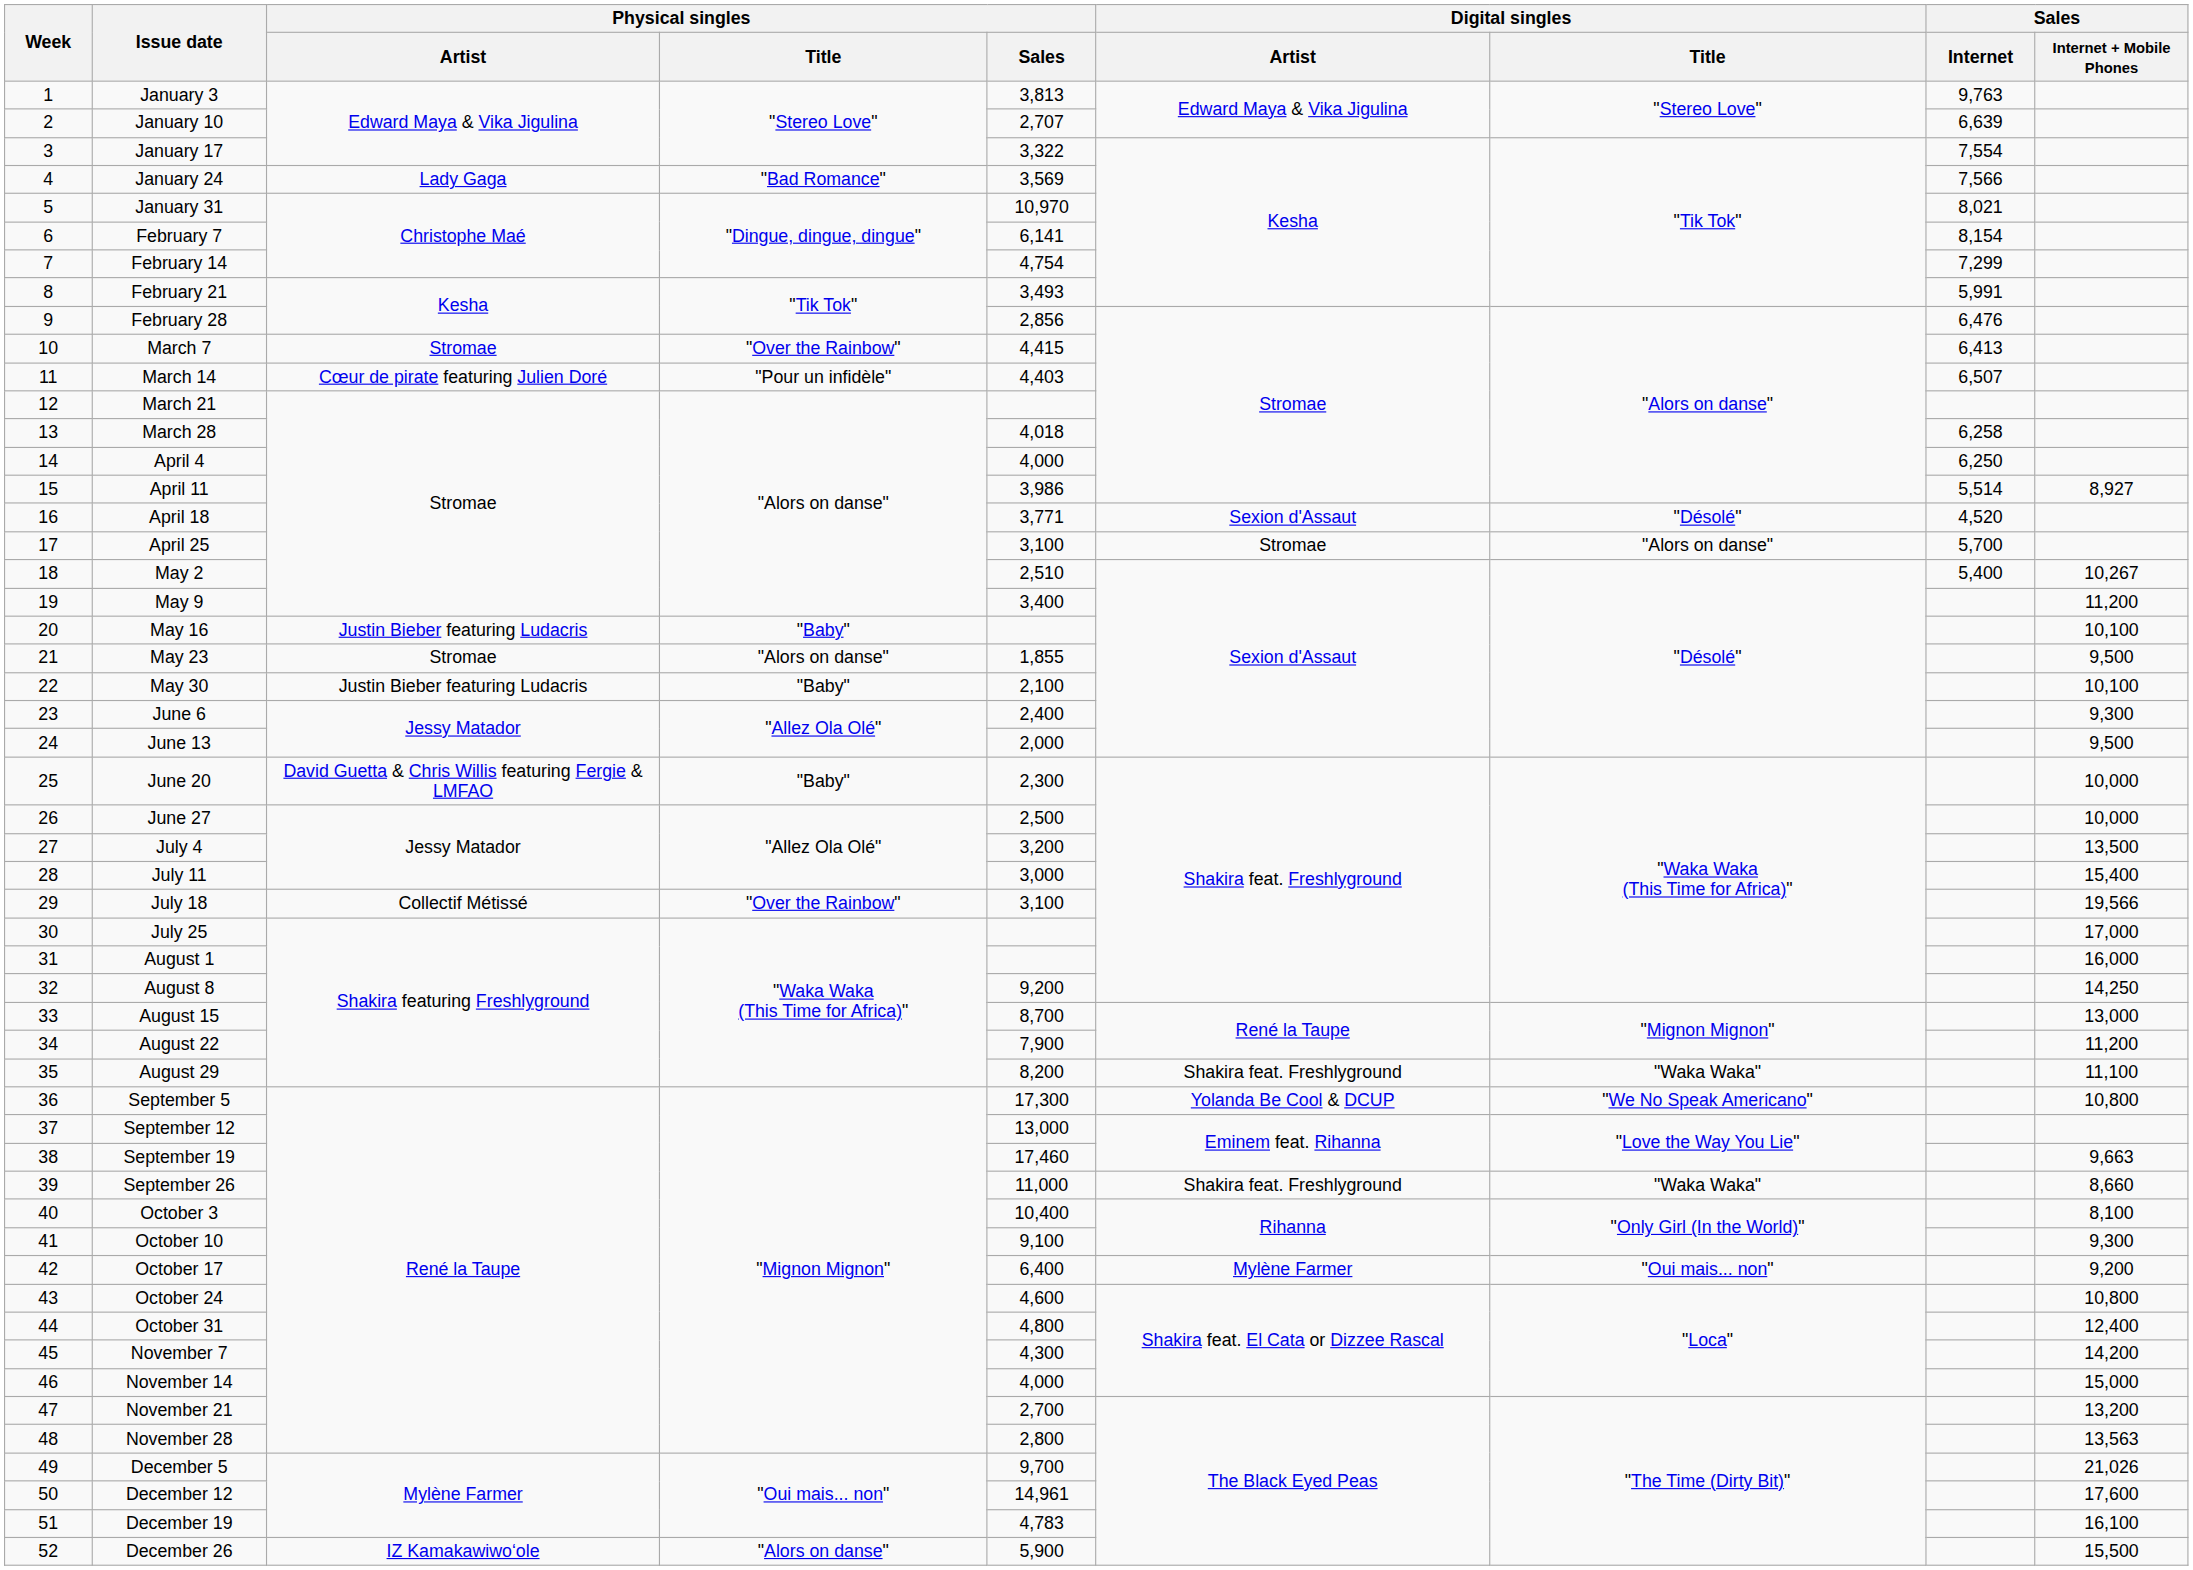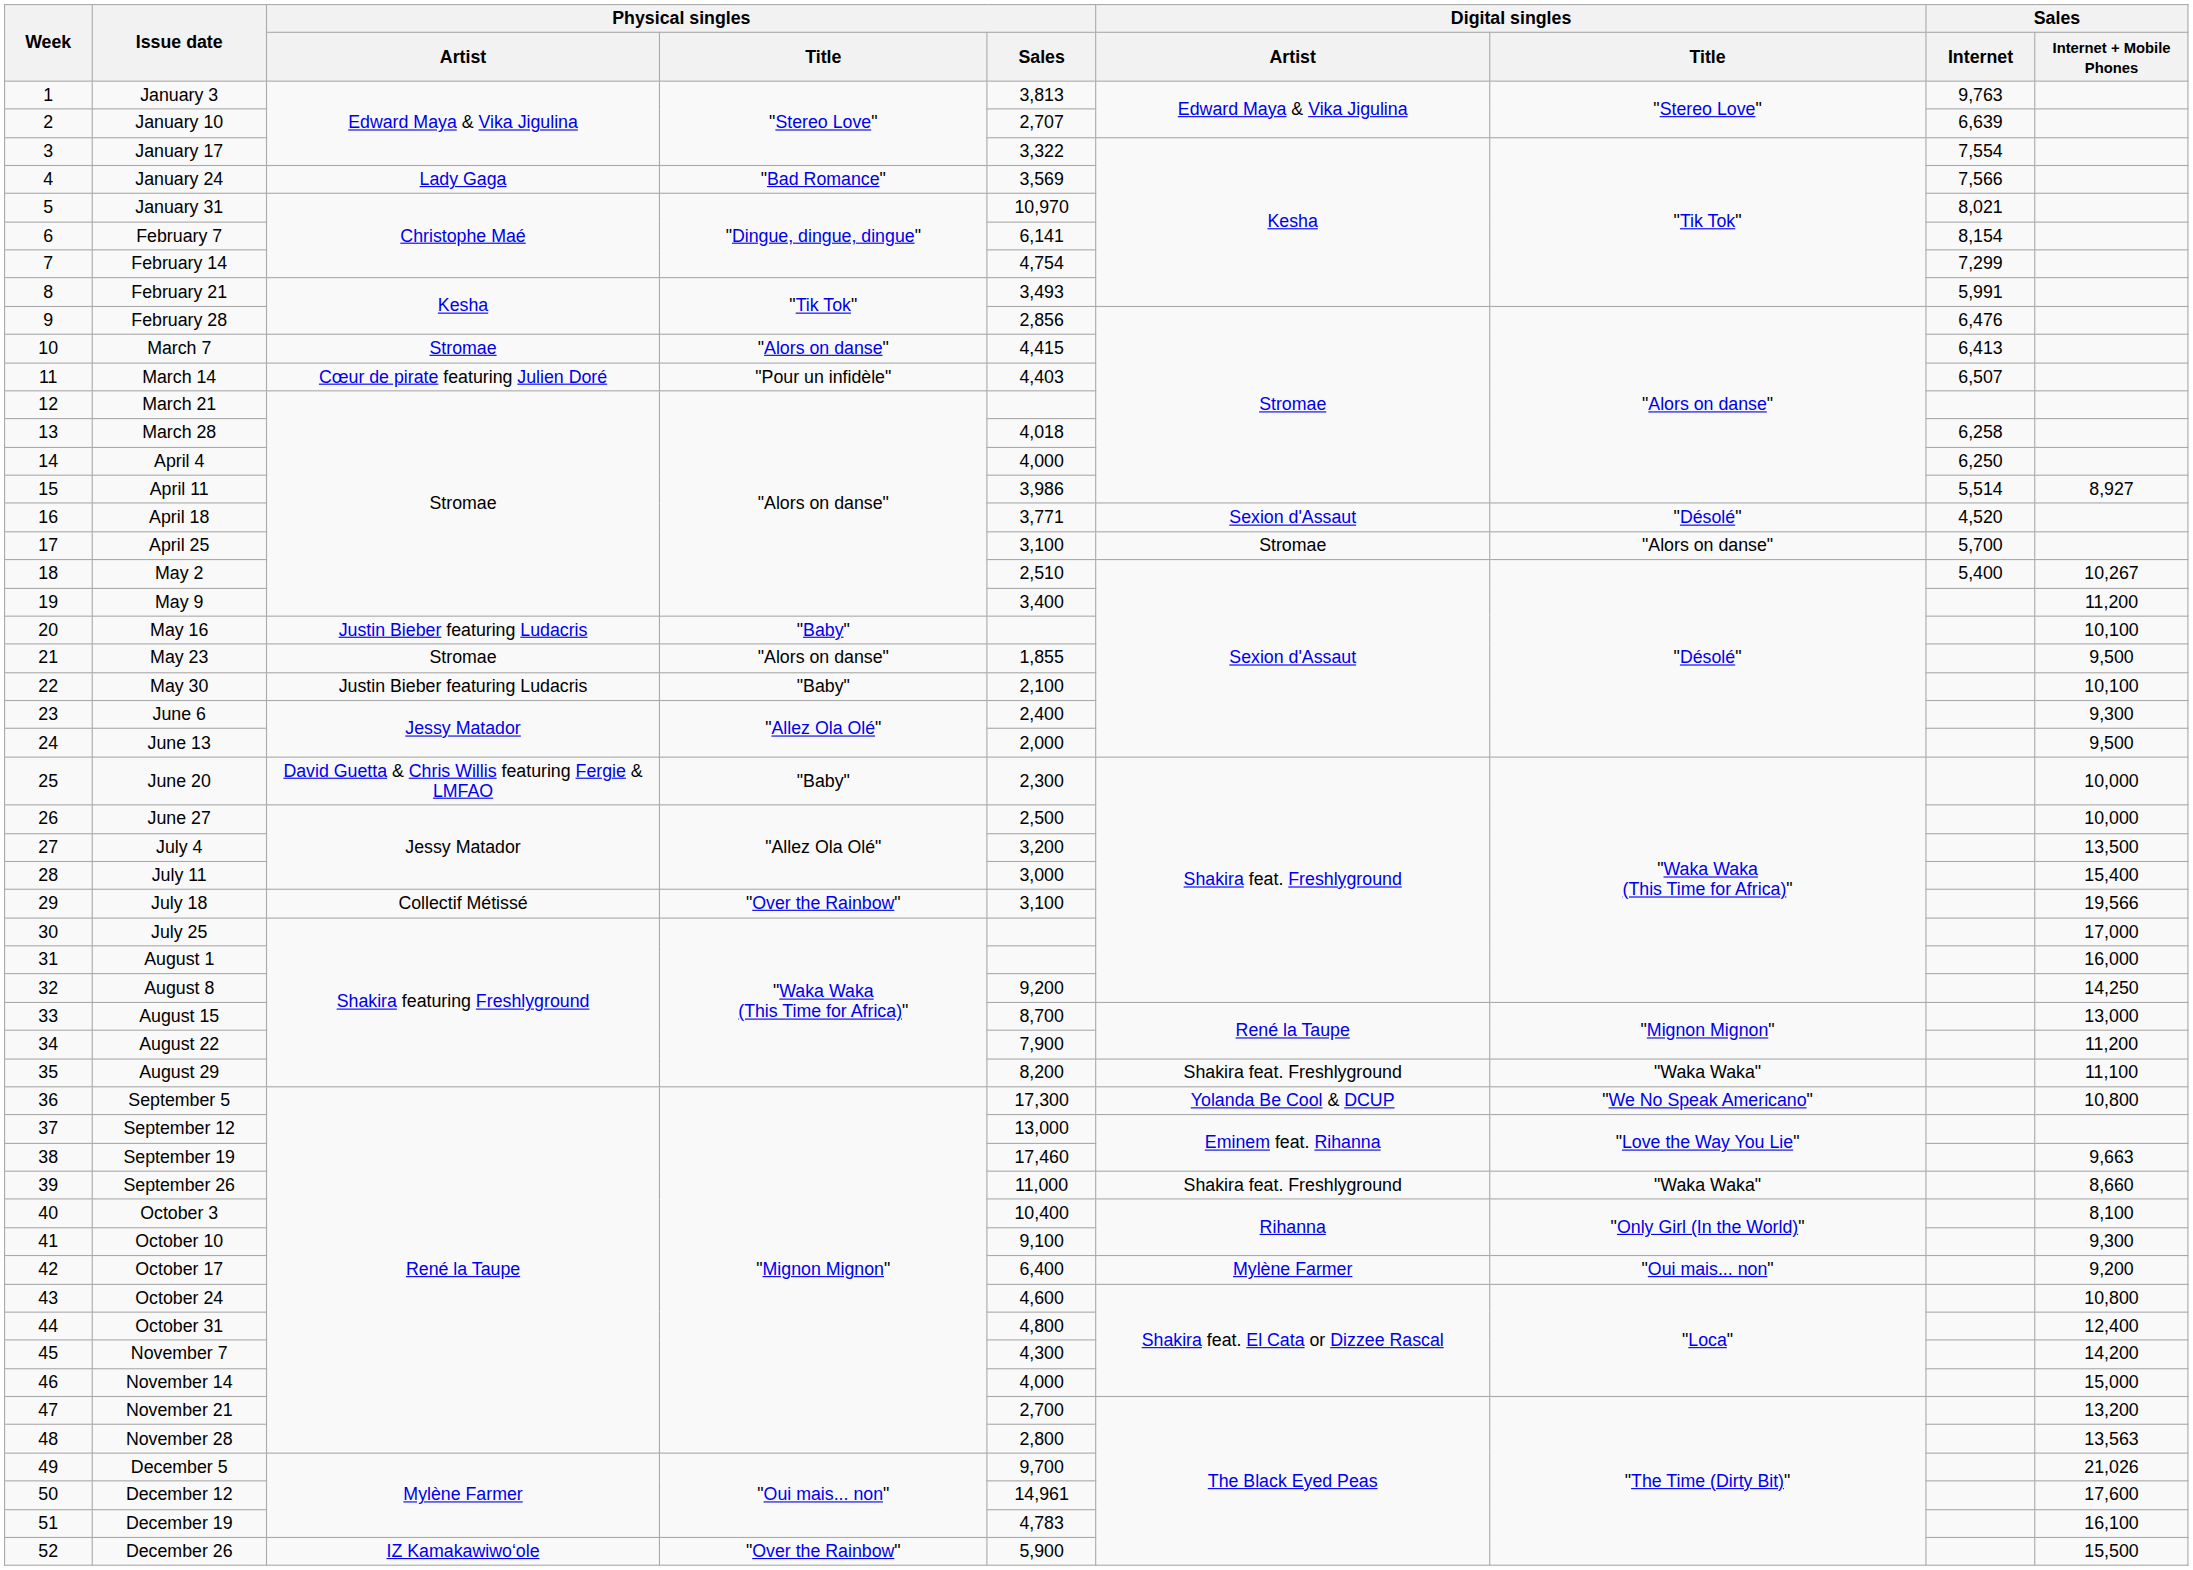(823, 348) "Over the Rainbow" -> (823, 348) "Alors on danse"
(823, 1551) "Alors on danse" -> (823, 1551) "Over the Rainbow"
